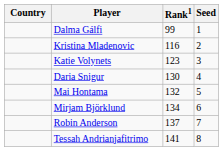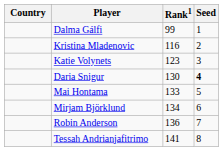(199, 76) normal -> (199, 76) bold
(172, 92) 132 -> (172, 92) 133
(172, 123) 137 -> (172, 123) 136
